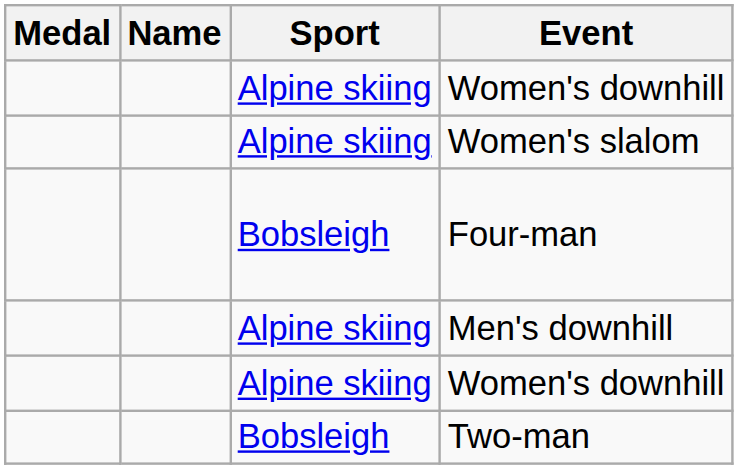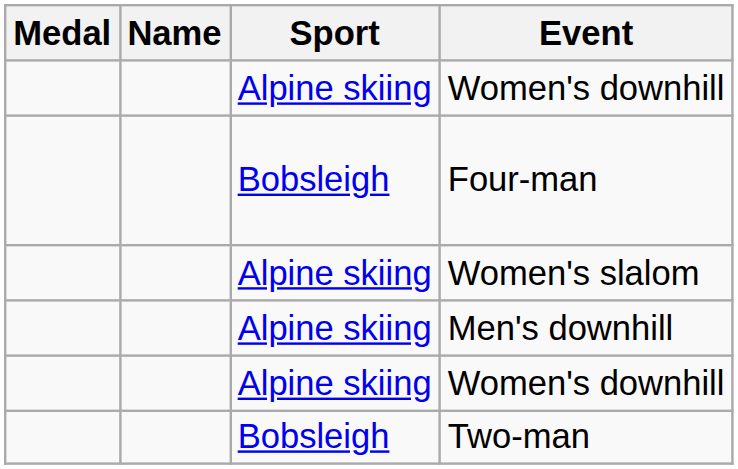rows swapped: (335, 142) <-> (314, 235)
